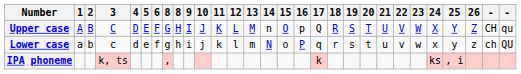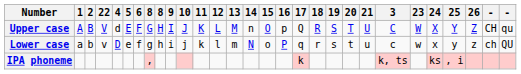columns swapped: (113, 12) <-> (402, 12)
(136, 29) D -> (118, 29) d
(136, 45) d -> (118, 45) D
